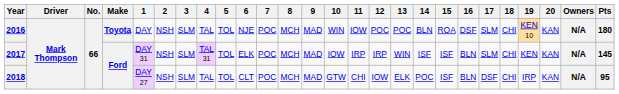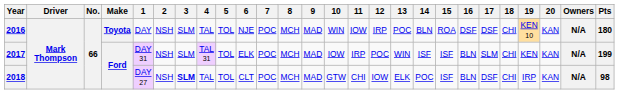(380, 30) POC -> (380, 30) IRP
(489, 30) SLM -> (489, 30) DSF
(380, 54) IRP -> (380, 54) POC
(605, 54) 145 -> (605, 54) 199
(186, 77) normal -> (186, 77) bold
(605, 77) 95 -> (605, 77) 98
